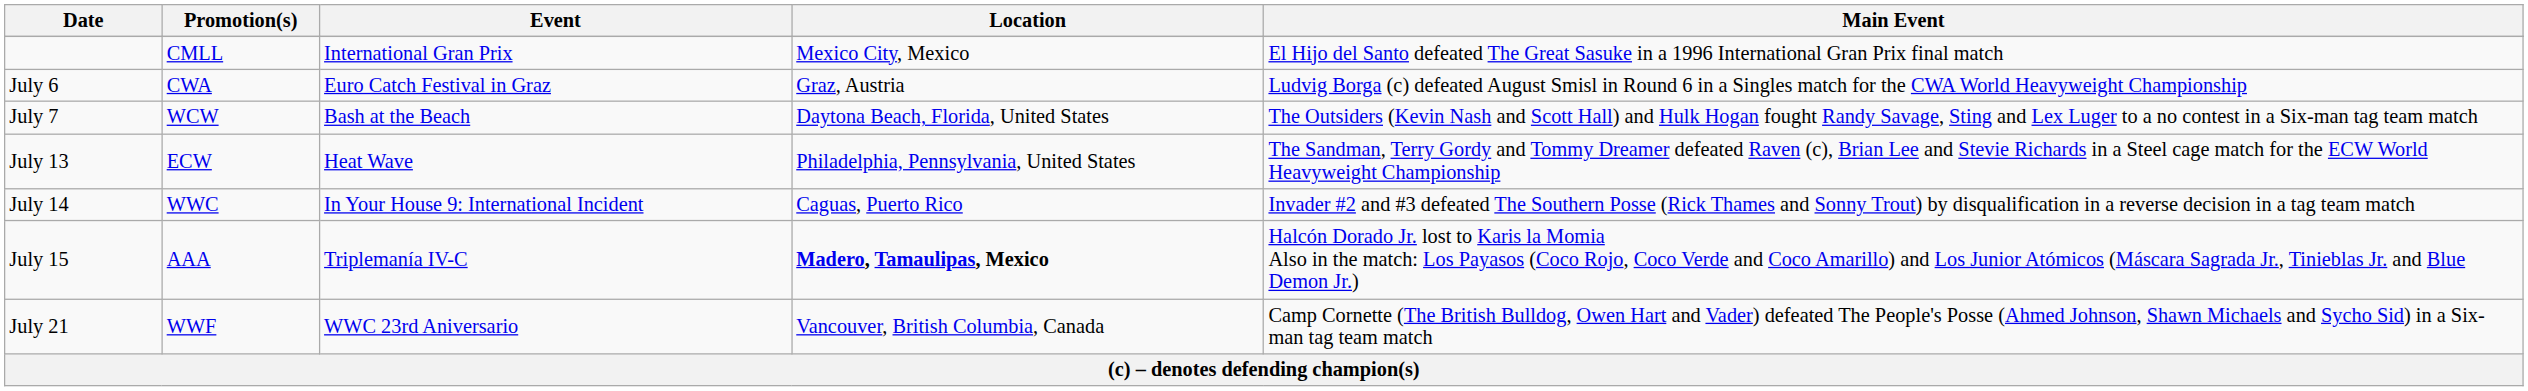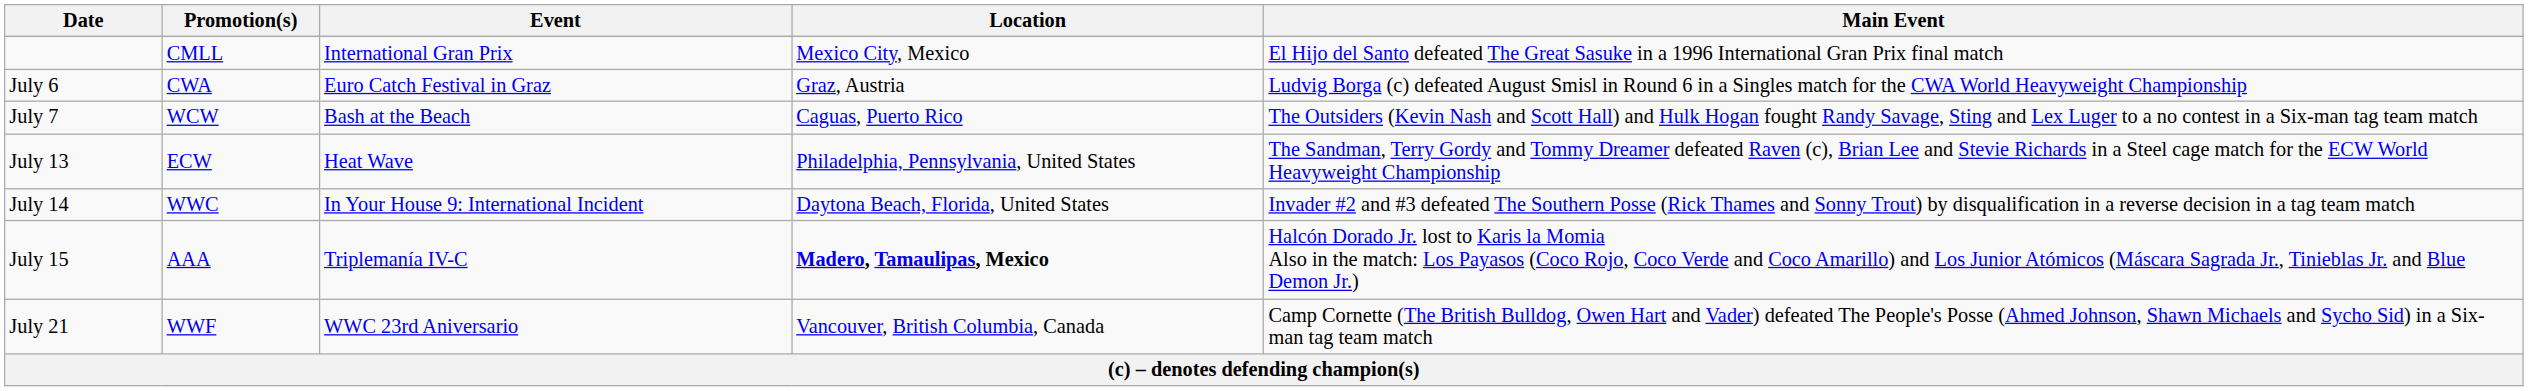(953, 117) Daytona Beach, Florida, United States -> (880, 117) Caguas, Puerto Rico
(880, 204) Caguas, Puerto Rico -> (953, 204) Daytona Beach, Florida, United States
